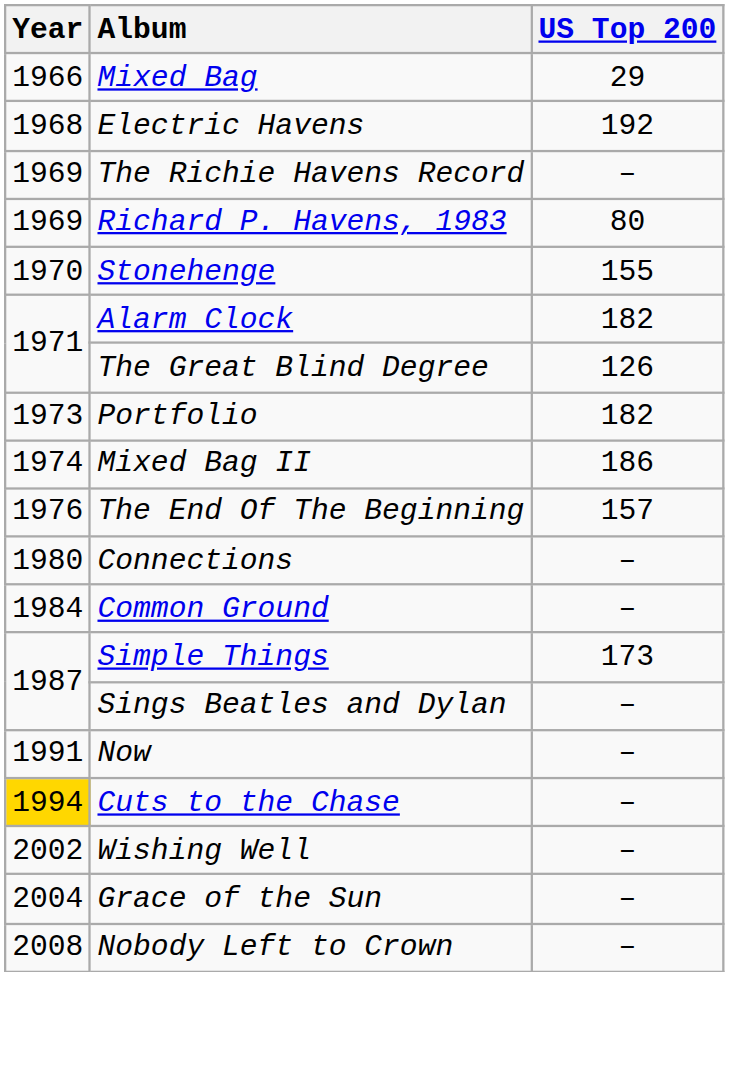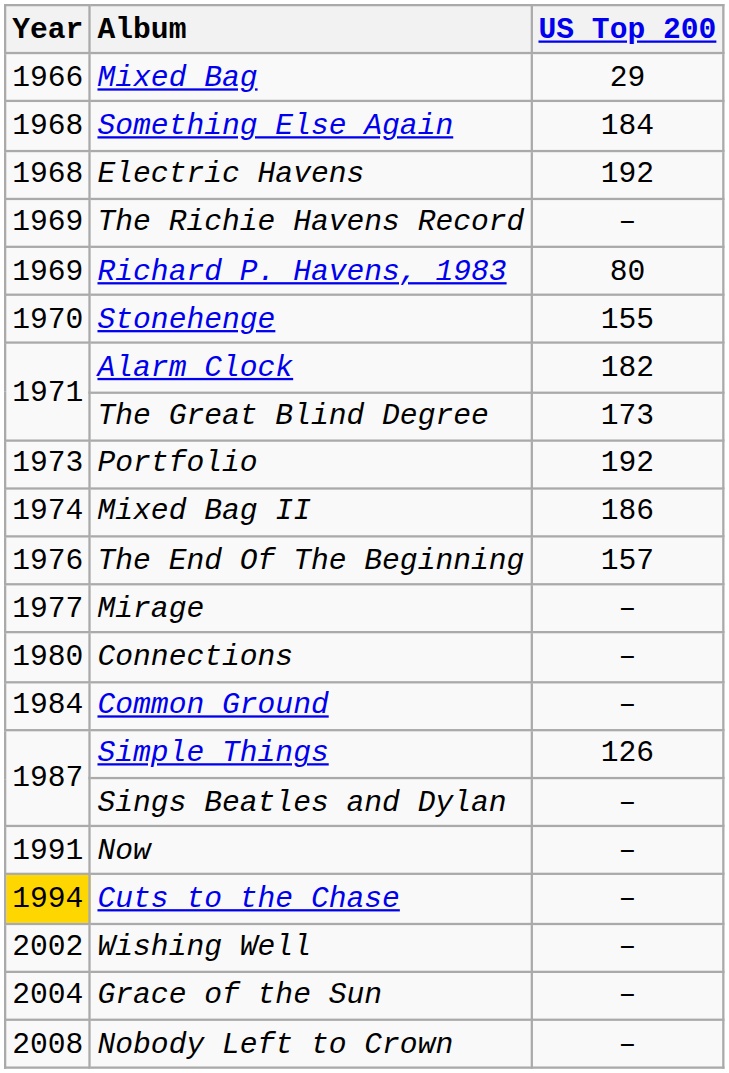+ row: (275, 126)
(627, 367) 126 -> (627, 416) 173
(627, 416) 182 -> (627, 464) 192
+ row: (151, 609)
(627, 657) 173 -> (627, 754) 126
